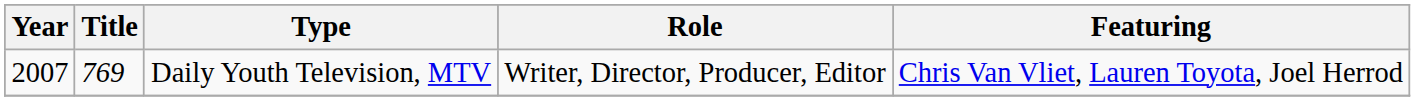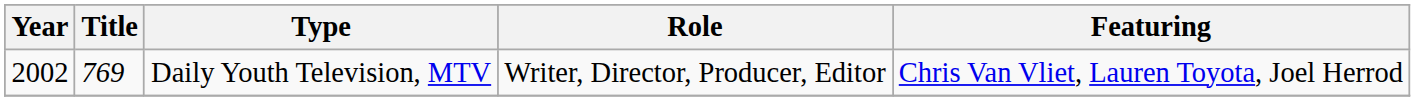(40, 72) 2007 -> (40, 72) 2002
